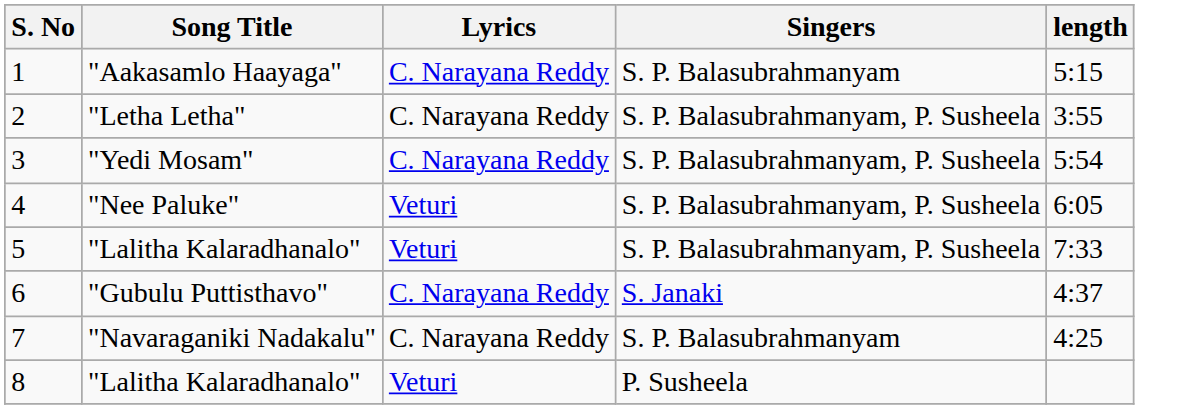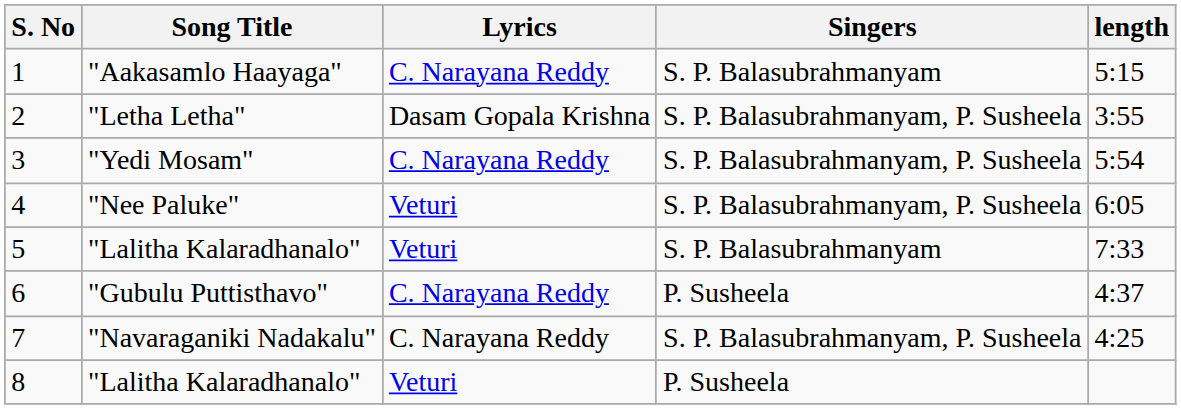(499, 115) C. Narayana Reddy -> (520, 115) Dasam Gopala Krishna
(831, 248) S. P. Balasubrahmanyam, P. Susheela -> (802, 248) S. P. Balasubrahmanyam
(672, 293) S. Janaki -> (726, 293) P. Susheela
(761, 337) S. P. Balasubrahmanyam -> (872, 337) S. P. Balasubrahmanyam, P. Susheela
